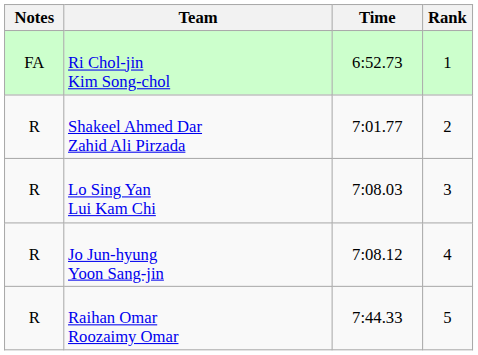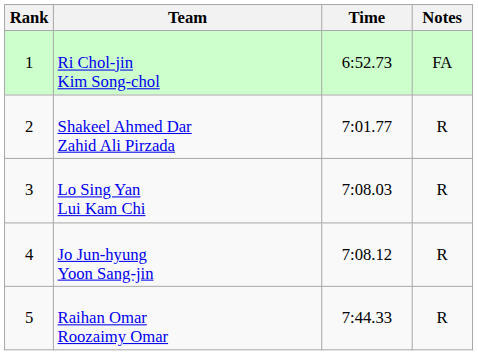columns swapped: (447, 17) <-> (34, 17)
